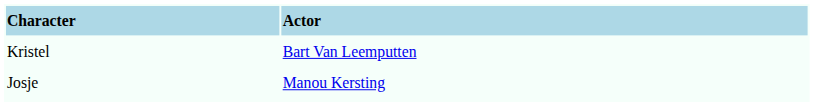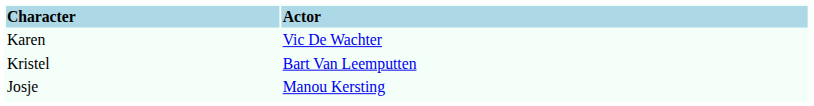+ row: (26, 40)
